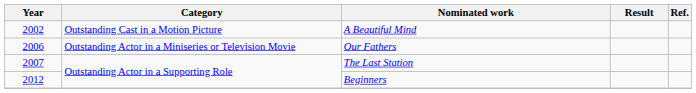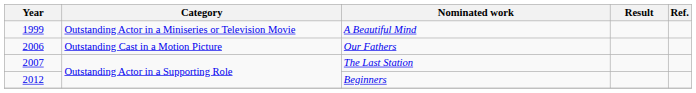(33, 29) 2002 -> (33, 29) 1999
(143, 29) Outstanding Cast in a Motion Picture -> (180, 29) Outstanding Actor in a Miniseries or Television Movie
(180, 46) Outstanding Actor in a Miniseries or Television Movie -> (143, 46) Outstanding Cast in a Motion Picture
